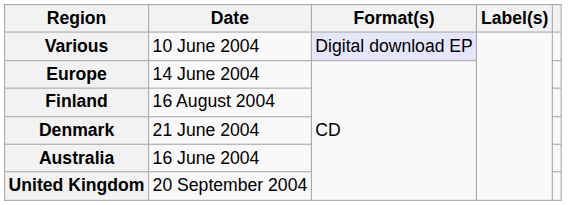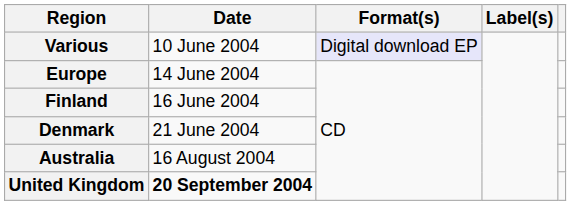(214, 102) 16 August 2004 -> (206, 102) 16 June 2004
(206, 158) 16 June 2004 -> (214, 158) 16 August 2004
(230, 185) normal -> (232, 185) bold
